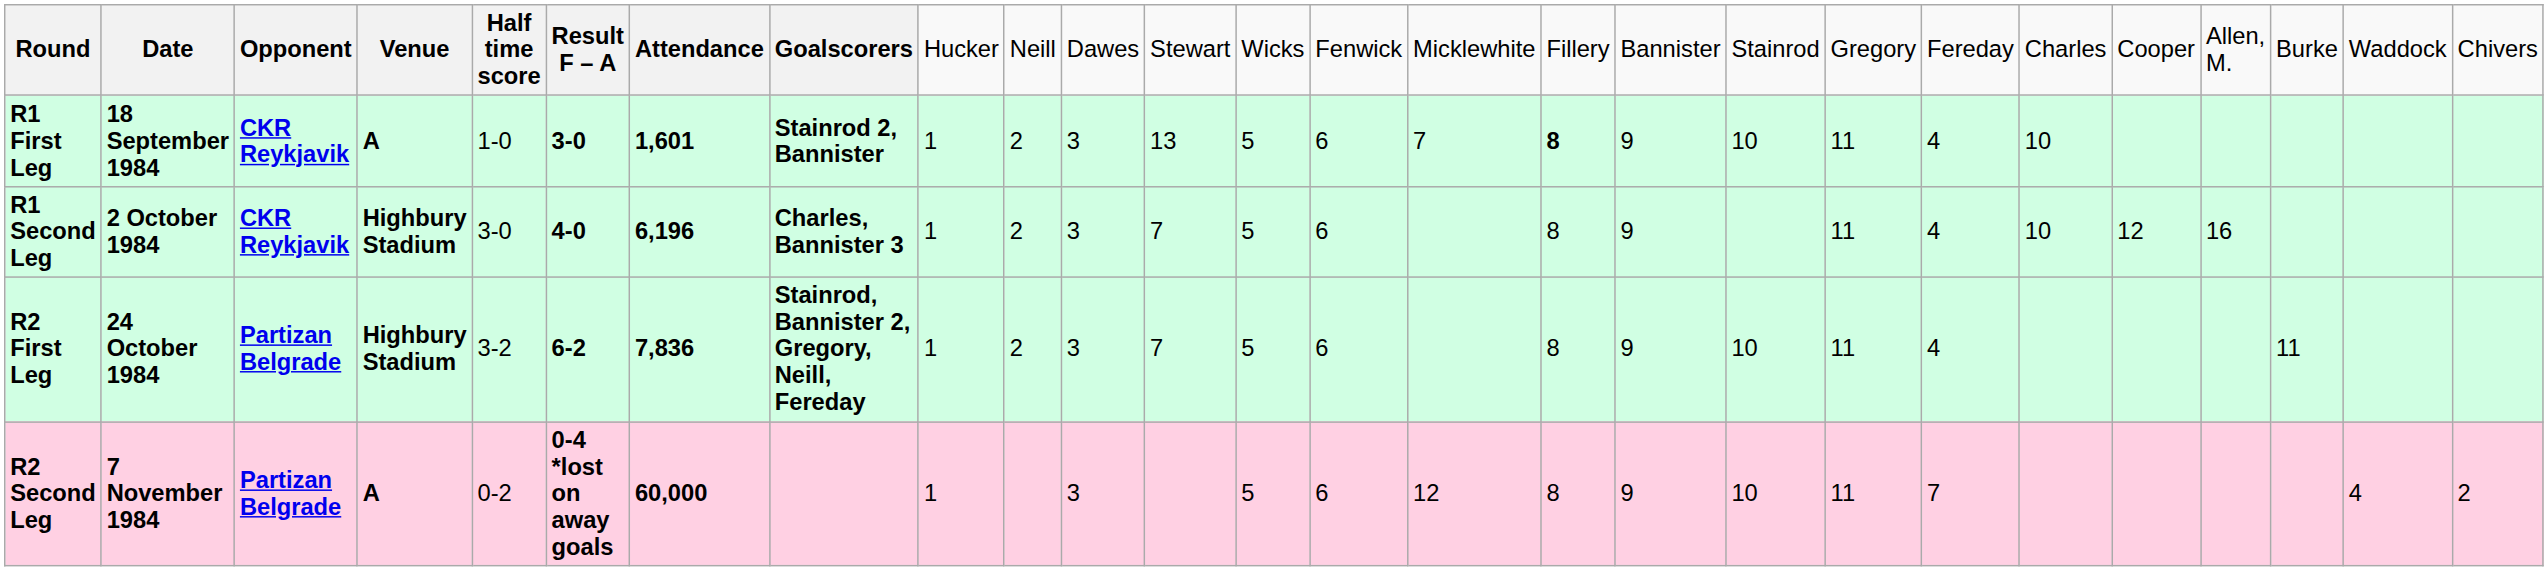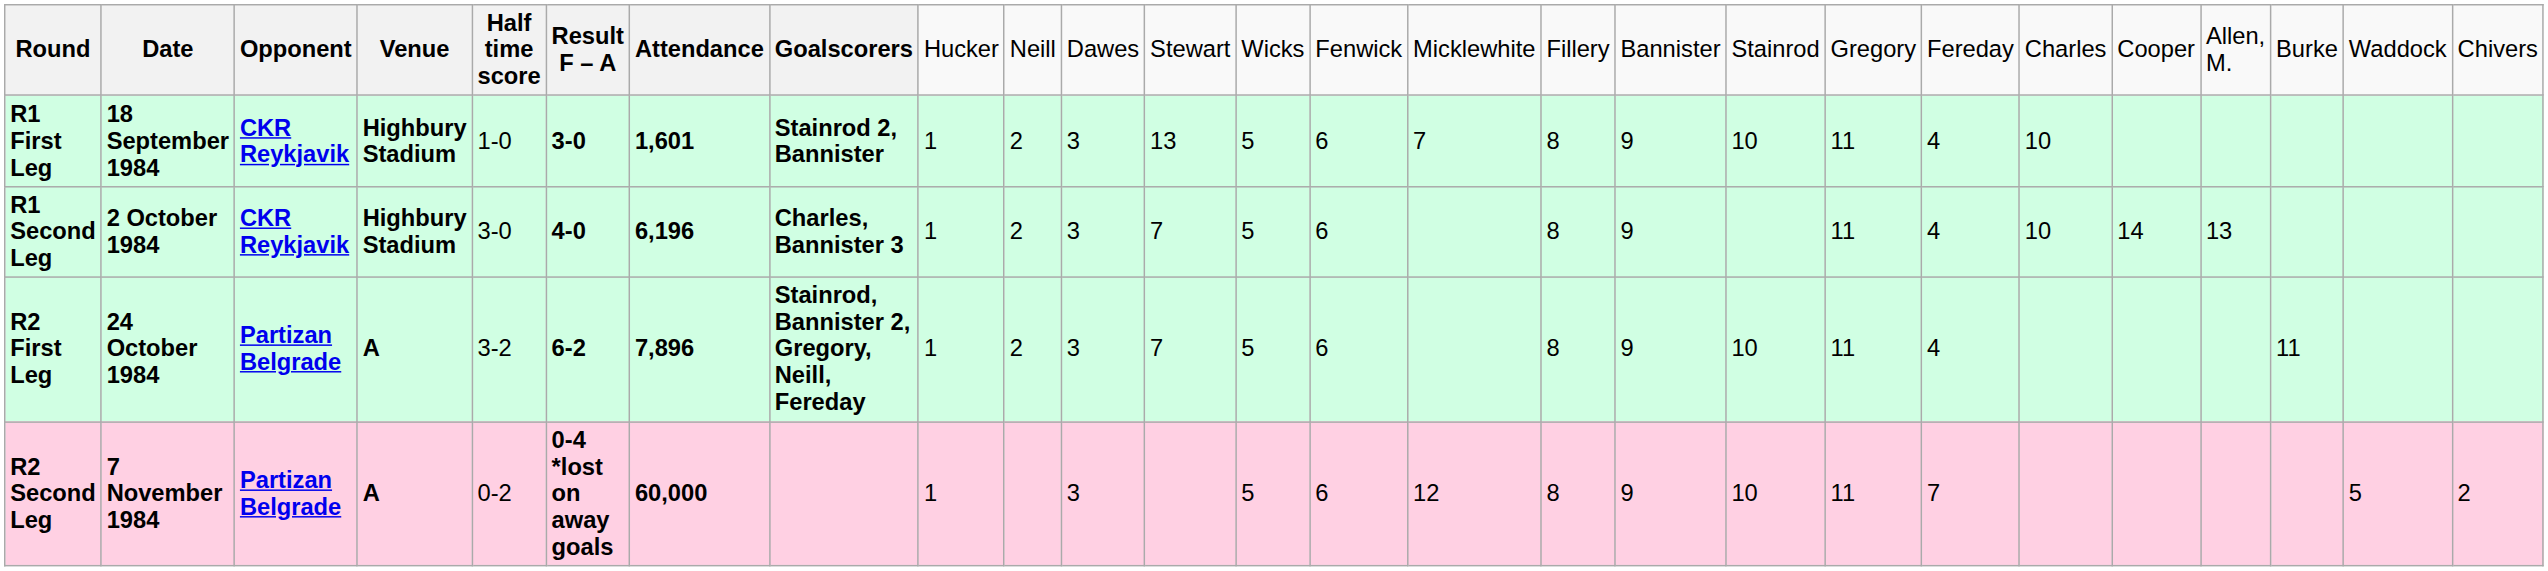(371, 140) A -> (415, 140) Highbury Stadium
(1553, 140) bold -> (1553, 140) normal
(2130, 231) 12 -> (2130, 231) 14
(2219, 231) 16 -> (2219, 231) 13
(415, 349) Highbury Stadium -> (371, 349) A
(665, 349) 7,836 -> (665, 349) 7,896
(2355, 493) 4 -> (2355, 493) 5
